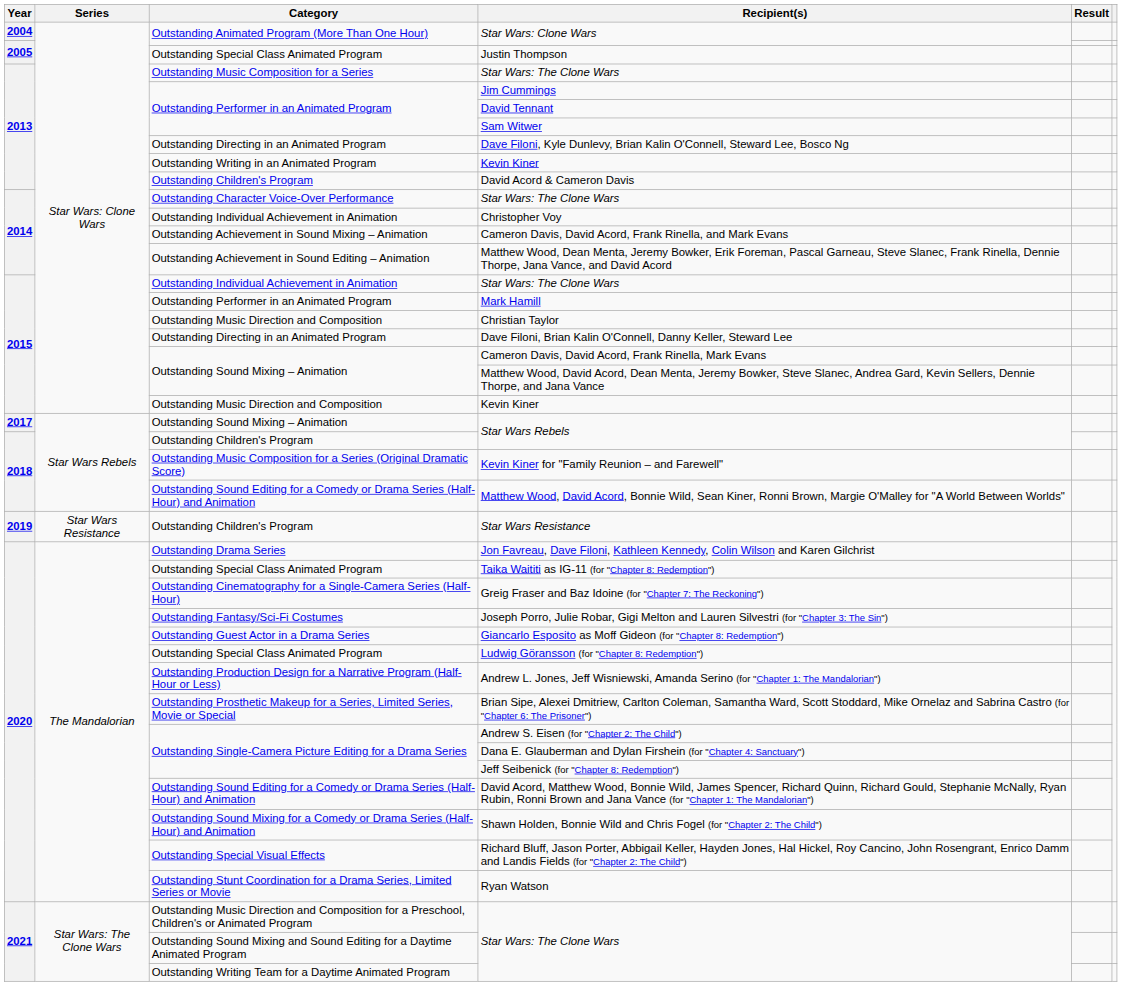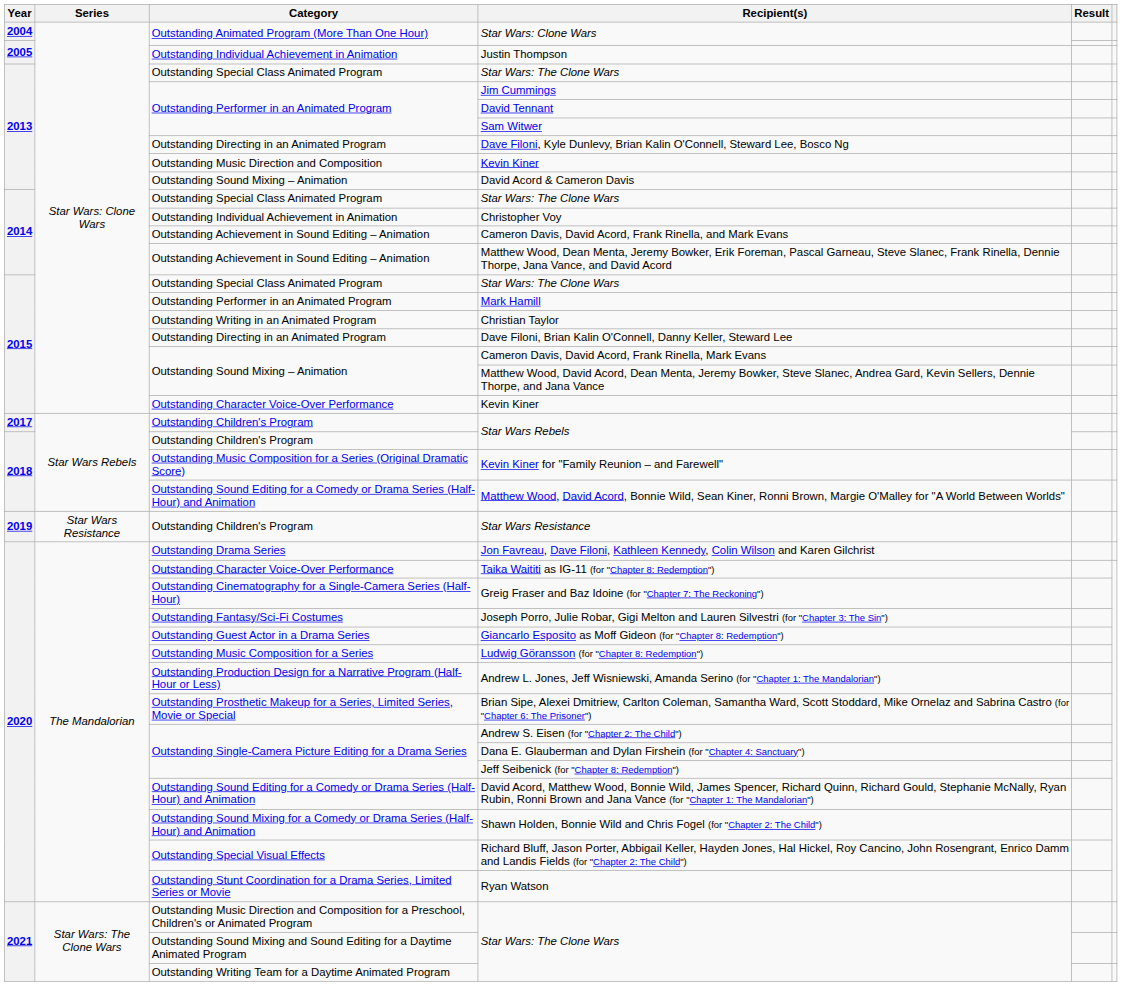(267, 54) Outstanding Special Class Animated Program -> (274, 54) Outstanding Individual Achievement in Animation
(262, 72) Outstanding Music Composition for a Series -> (267, 72) Outstanding Special Class Animated Program
(264, 162) Outstanding Writing in an Animated Program -> (267, 162) Outstanding Music Direction and Composition
(232, 180) Outstanding Children's Program -> (250, 180) Outstanding Sound Mixing – Animation
(273, 198) Outstanding Character Voice-Over Performance -> (267, 198) Outstanding Special Class Animated Program
(290, 234) Outstanding Achievement in Sound Mixing – Animation -> (291, 234) Outstanding Achievement in Sound Editing – Animation
(274, 283) Outstanding Individual Achievement in Animation -> (267, 283) Outstanding Special Class Animated Program
(267, 319) Outstanding Music Direction and Composition -> (264, 319) Outstanding Writing in an Animated Program
(267, 404) Outstanding Music Direction and Composition -> (273, 404) Outstanding Character Voice-Over Performance
(250, 422) Outstanding Sound Mixing – Animation -> (232, 422) Outstanding Children's Program
(267, 569) Outstanding Special Class Animated Program -> (273, 569) Outstanding Character Voice-Over Performance
(267, 653) Outstanding Special Class Animated Program -> (262, 653) Outstanding Music Composition for a Series
